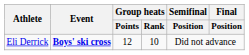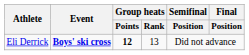(127, 42) normal -> (127, 42) bold
(154, 42) 10 -> (154, 42) 13
